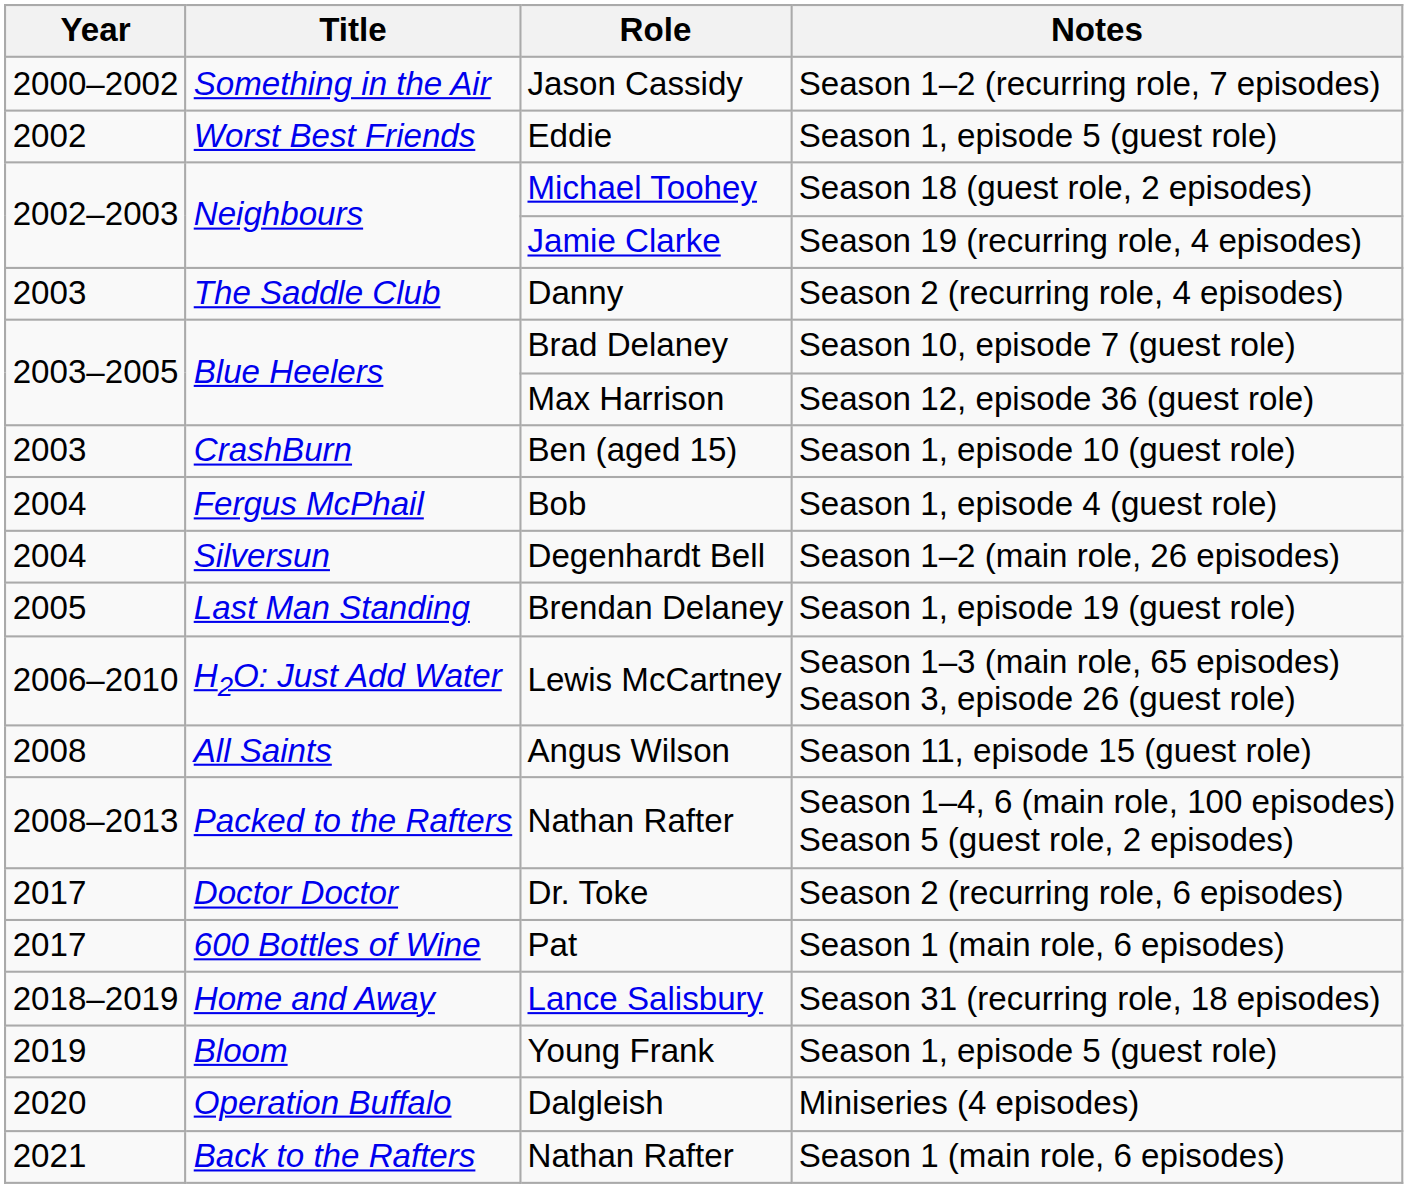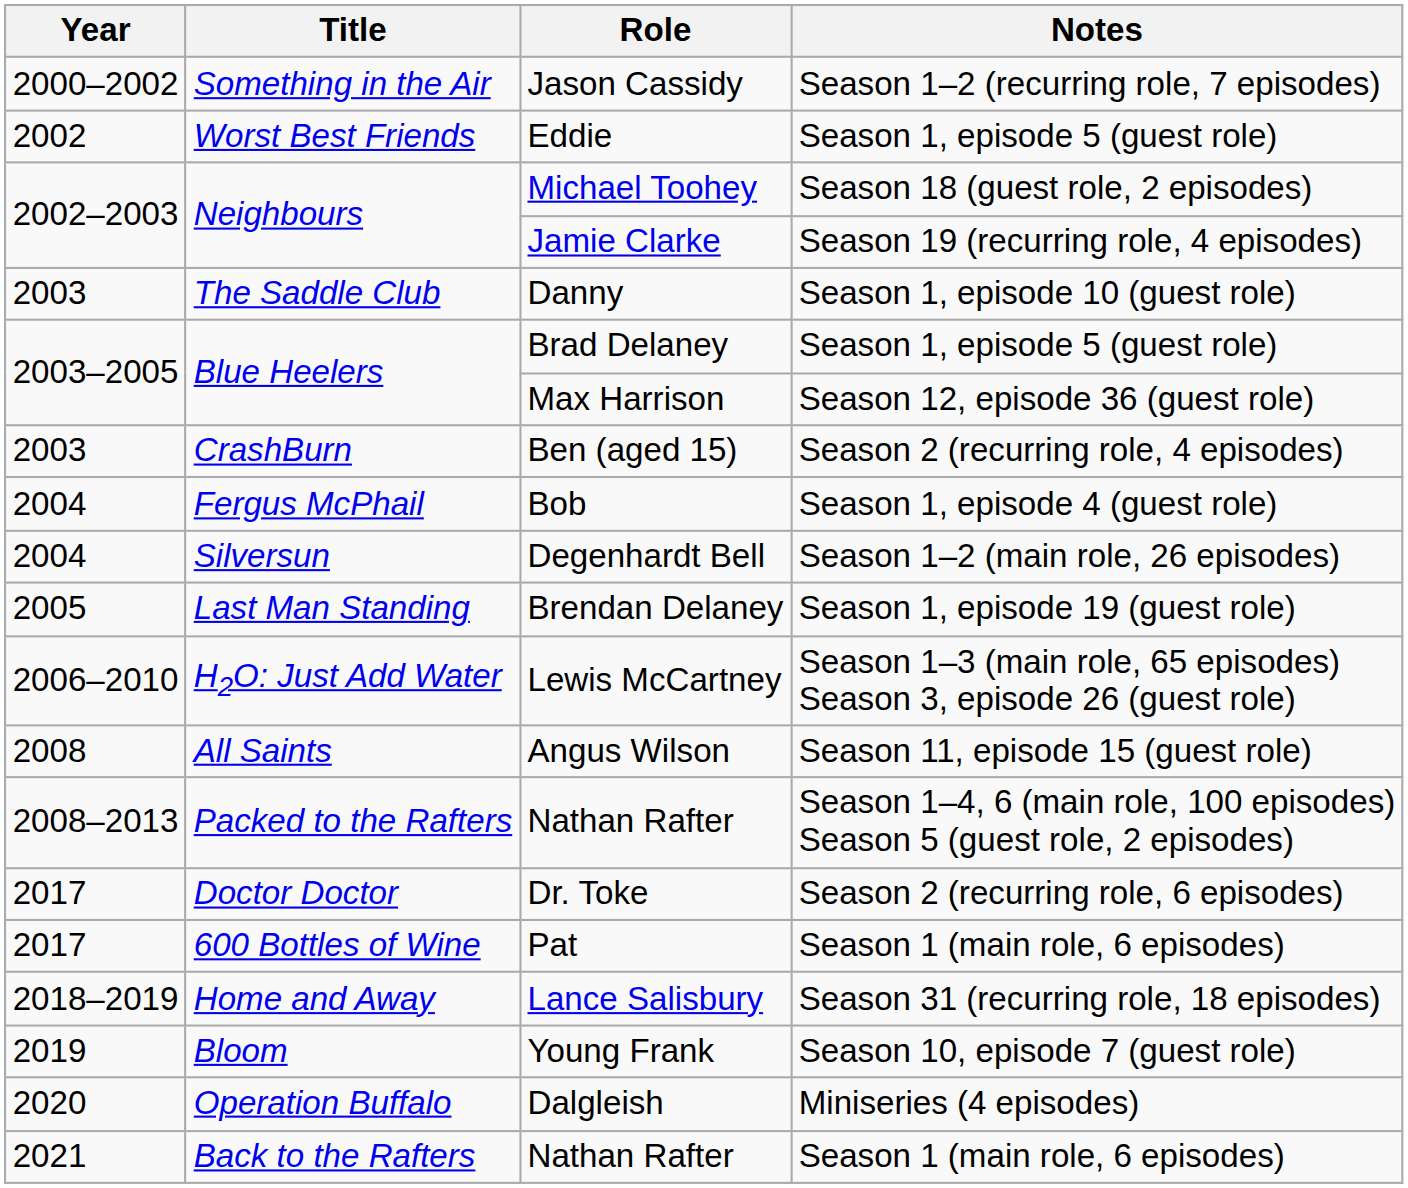(1071, 293) Season 2 (recurring role, 4 episodes) -> (1047, 293) Season 1, episode 10 (guest role)
(1047, 345) Season 10, episode 7 (guest role) -> (1038, 345) Season 1, episode 5 (guest role)
(1047, 450) Season 1, episode 10 (guest role) -> (1071, 450) Season 2 (recurring role, 4 episodes)
(1038, 1050) Season 1, episode 5 (guest role) -> (1047, 1050) Season 10, episode 7 (guest role)
